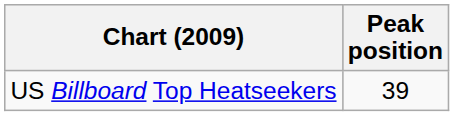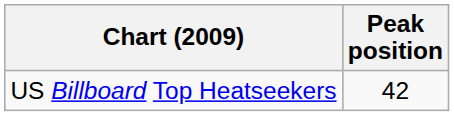(395, 90) 39 -> (395, 90) 42
